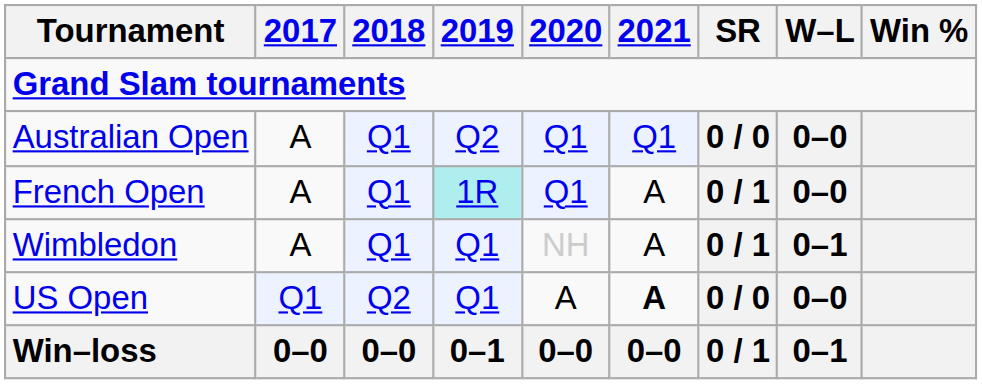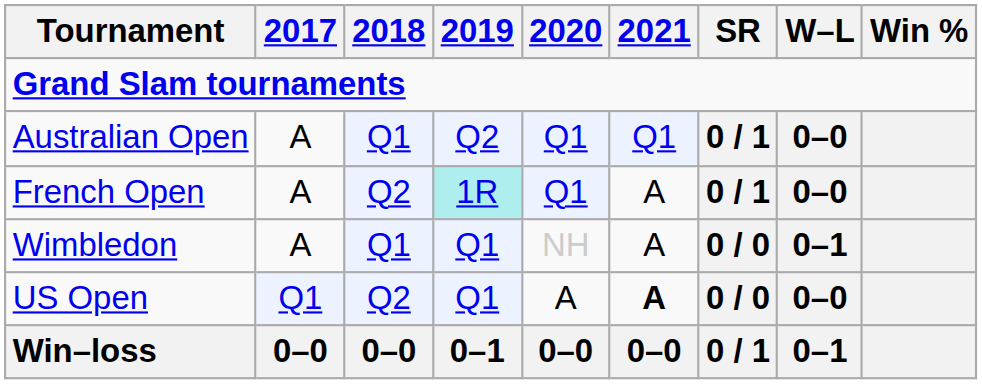(738, 137) 0 / 0 -> (738, 137) 0 / 1
(389, 190) Q1 -> (389, 190) Q2
(738, 244) 0 / 1 -> (738, 244) 0 / 0
